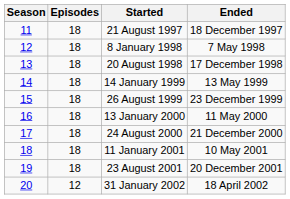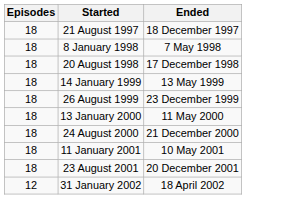- column: (26, 13)
